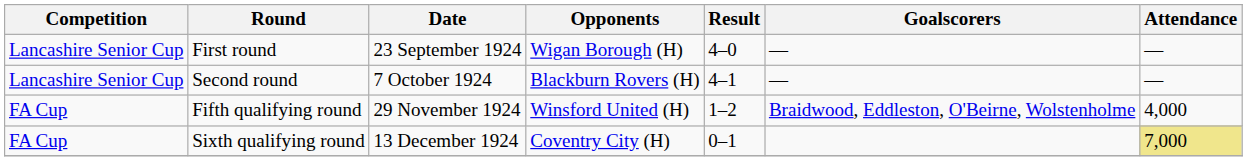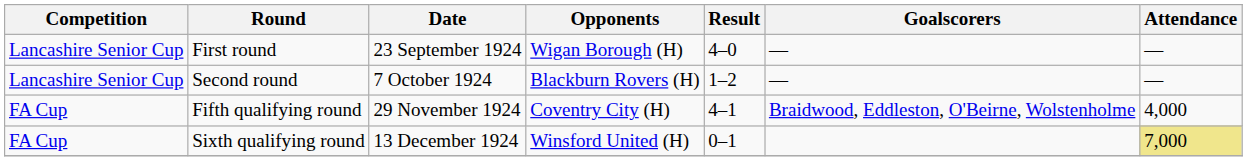(723, 79) 4–1 -> (723, 79) 1–2
(610, 110) Winsford United (H) -> (600, 110) Coventry City (H)
(723, 110) 1–2 -> (723, 110) 4–1
(600, 140) Coventry City (H) -> (610, 140) Winsford United (H)
